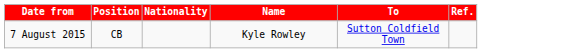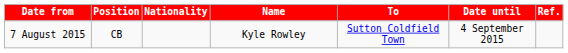+ column: (492, 12)
